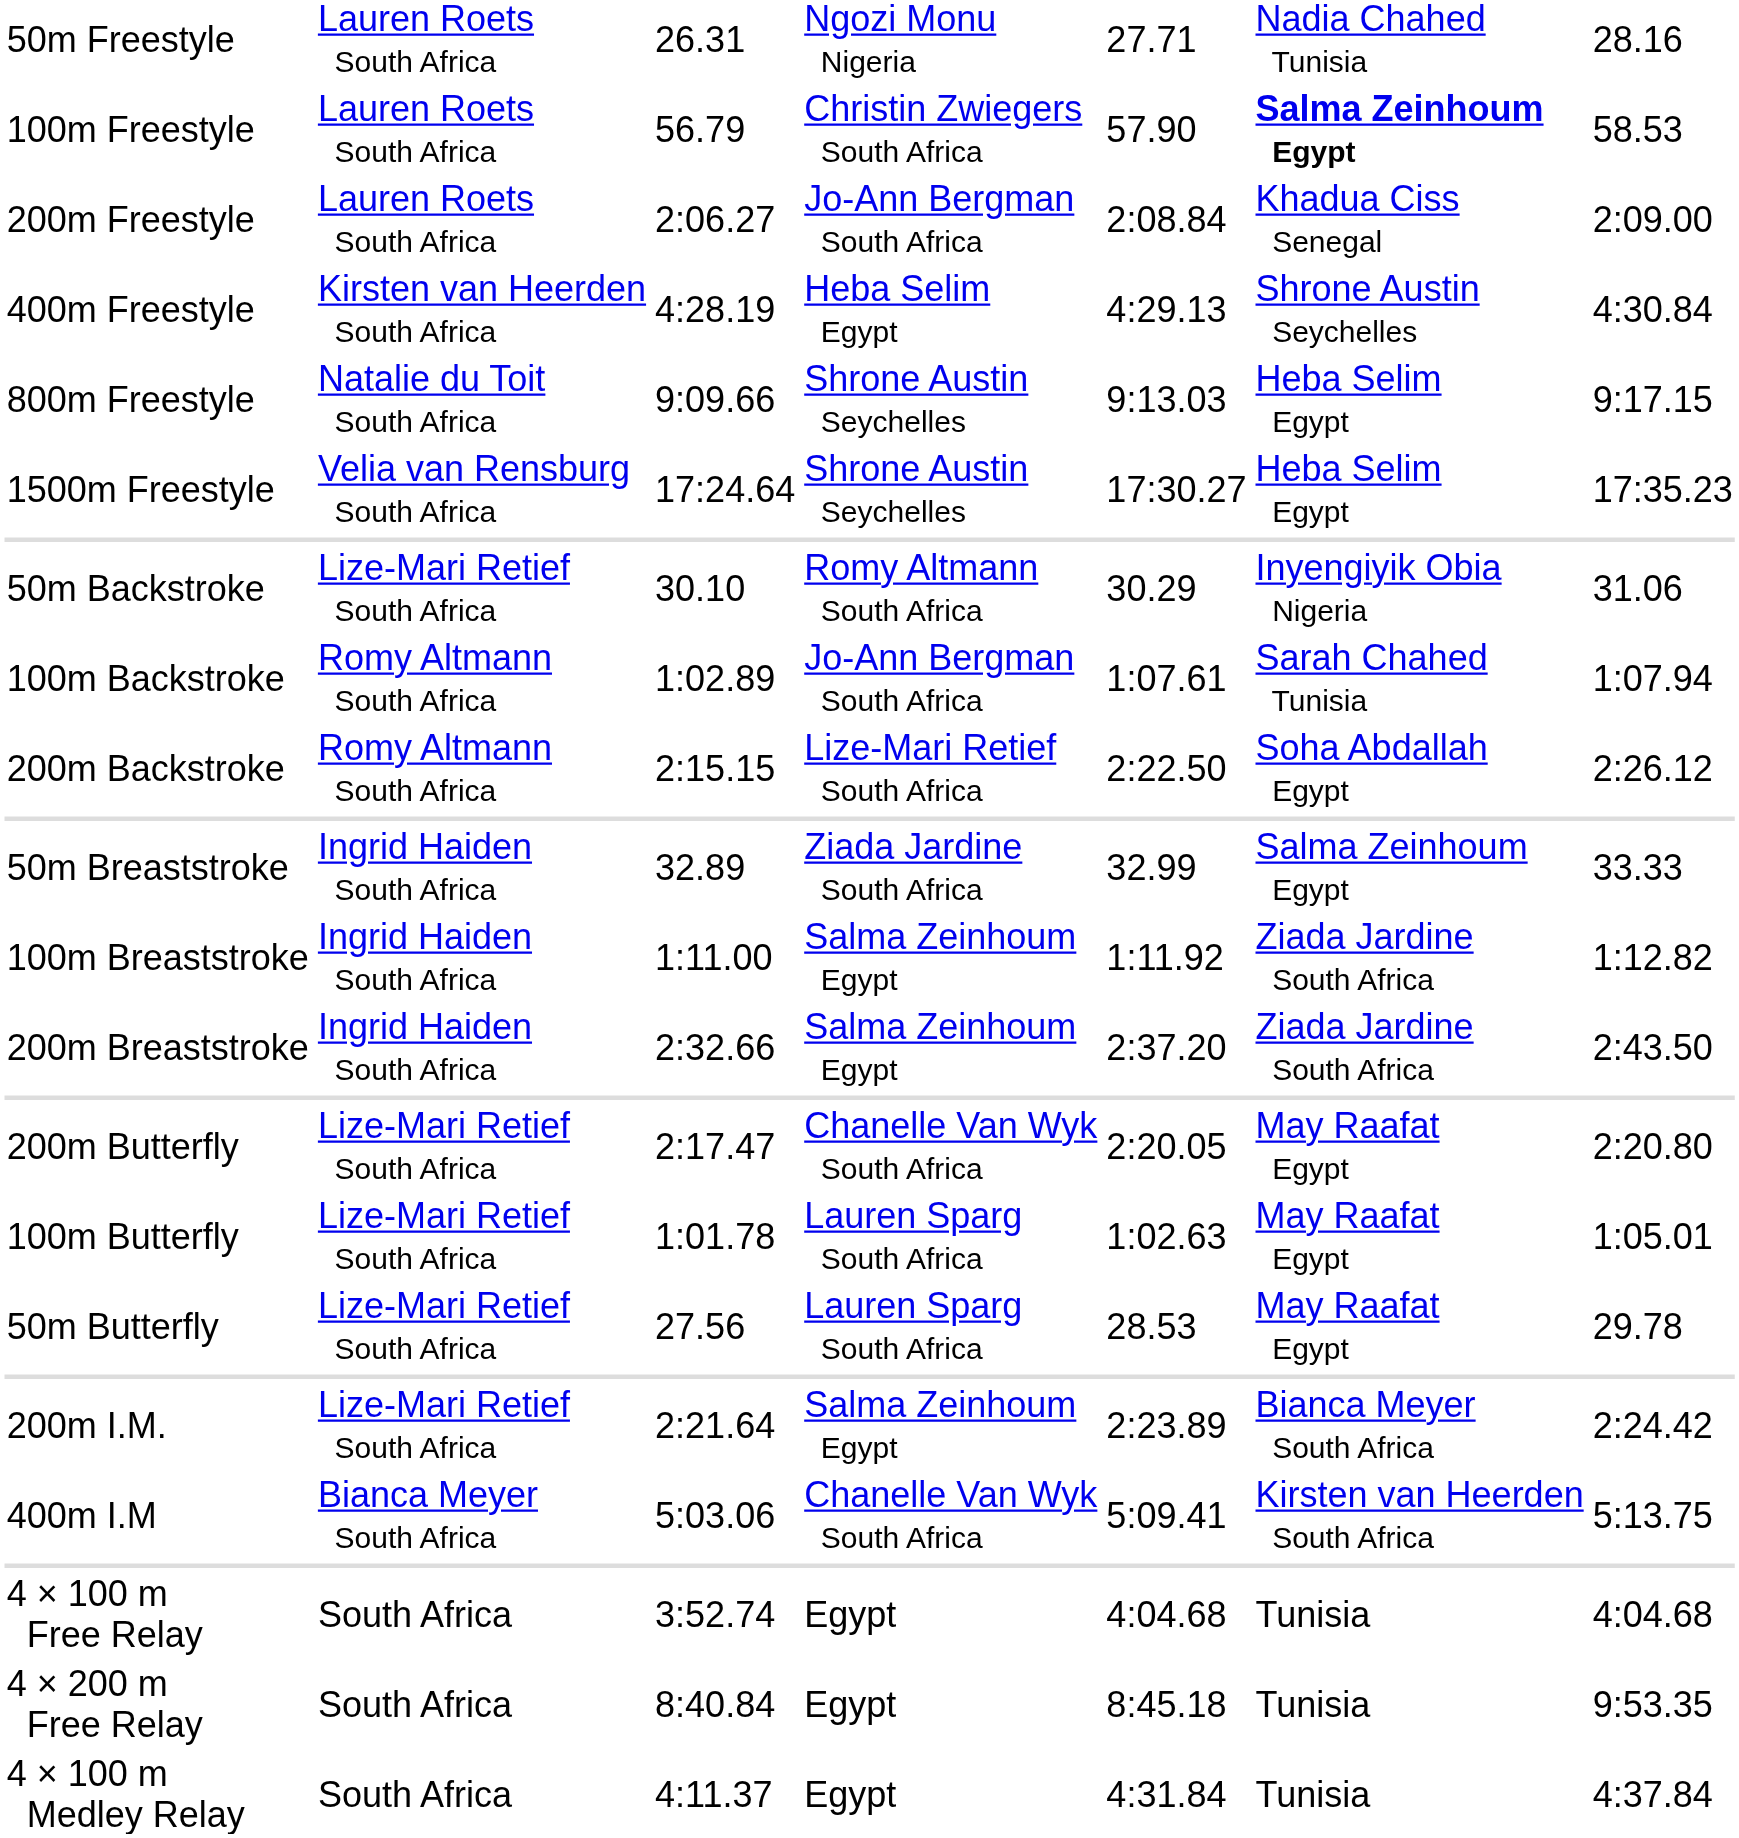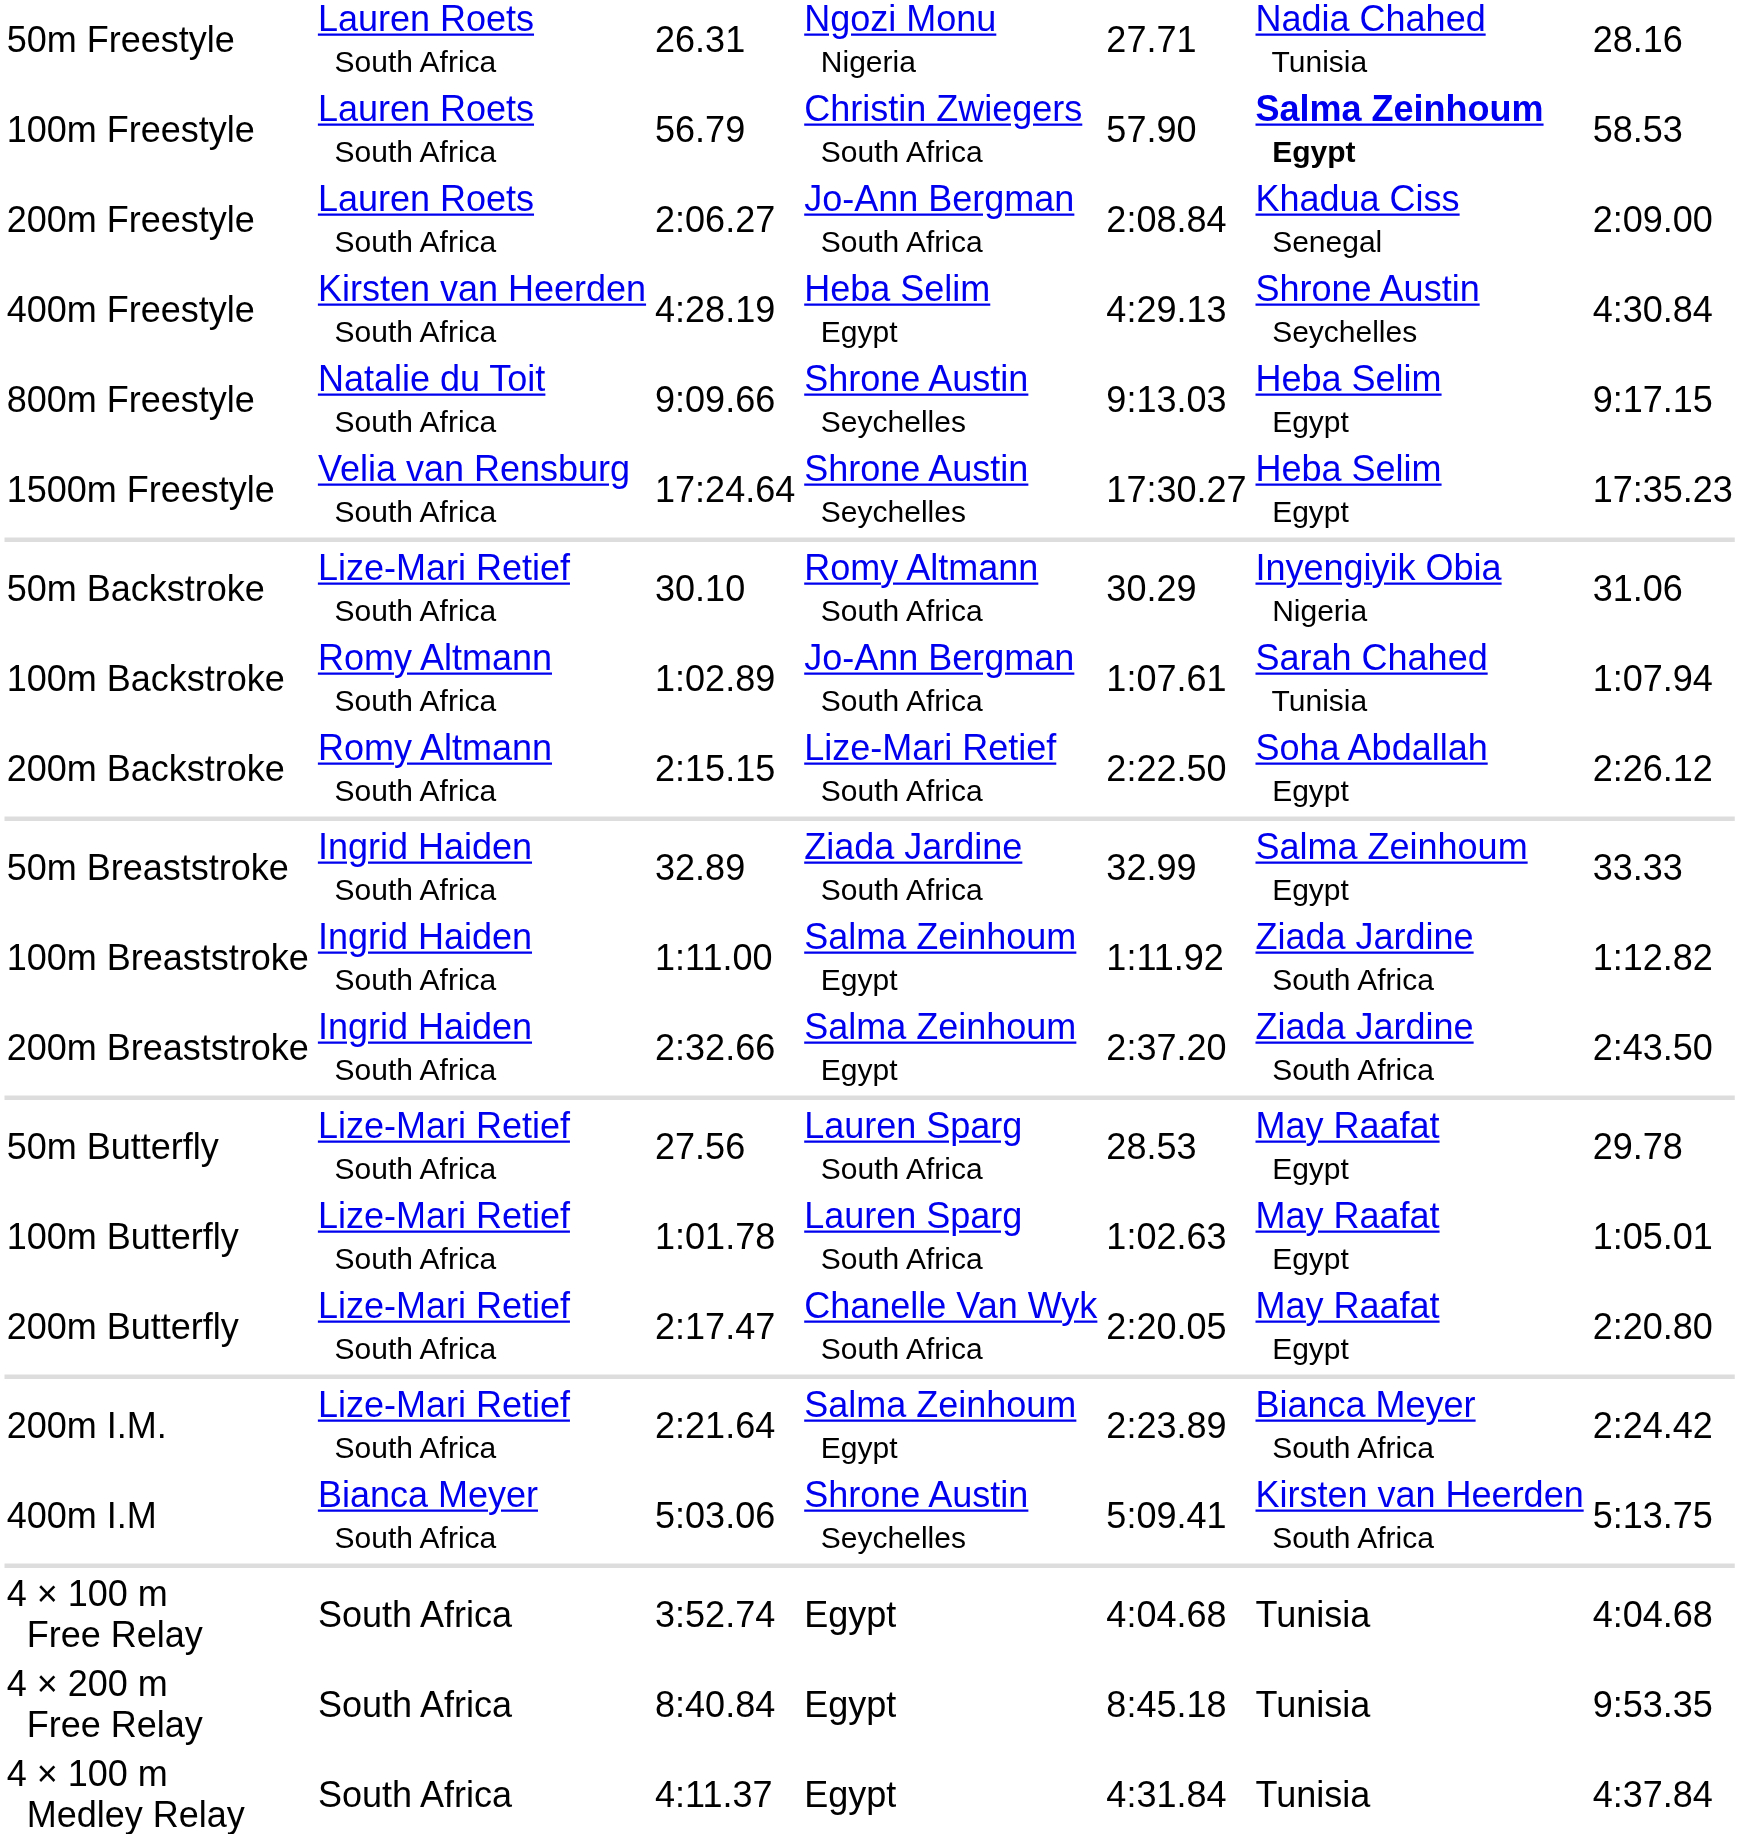rows swapped: (113, 1326) <-> (123, 1146)
(951, 1515) Chanelle Van Wyk South Africa -> (916, 1515) Shrone Austin Seychelles
